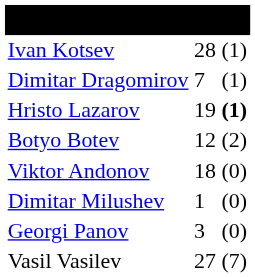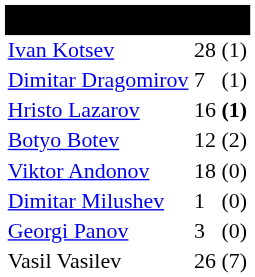(205, 110) 19 -> (205, 110) 16
(205, 260) 27 -> (205, 260) 26
